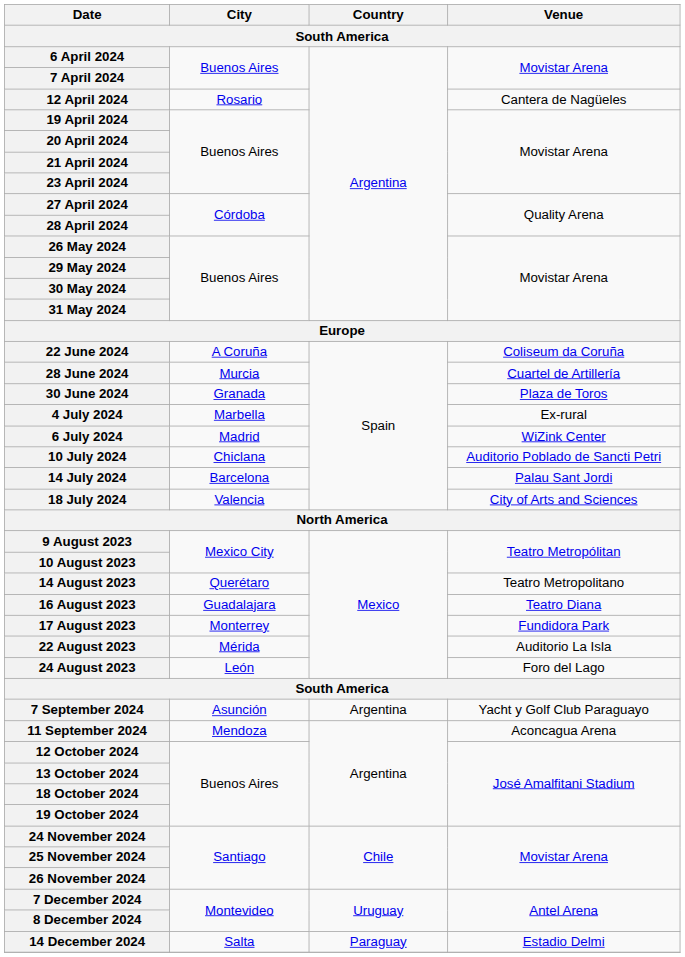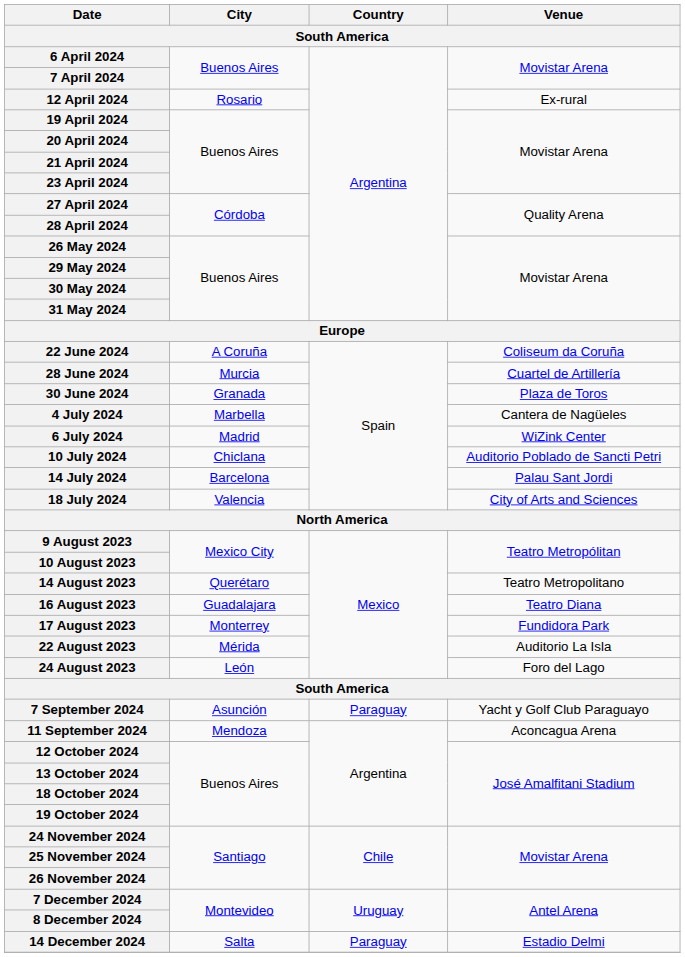(564, 99) Cantera de Nagüeles -> (564, 99) Ex-rural
(564, 415) Ex-rural -> (564, 415) Cantera de Nagüeles
(378, 710) Argentina -> (378, 710) Paraguay
